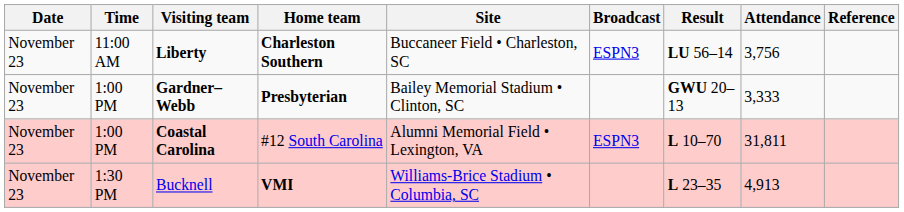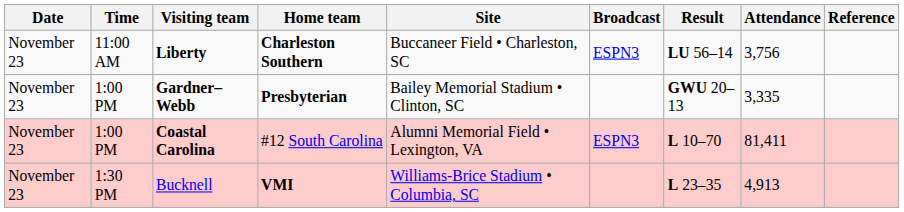(762, 97) 3,333 -> (762, 97) 3,335
(766, 141) 31,811 -> (766, 141) 81,411
